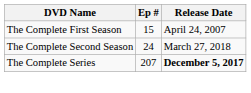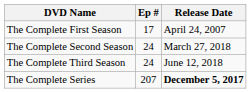(148, 29) 15 -> (148, 29) 17
+ row: (66, 63)
